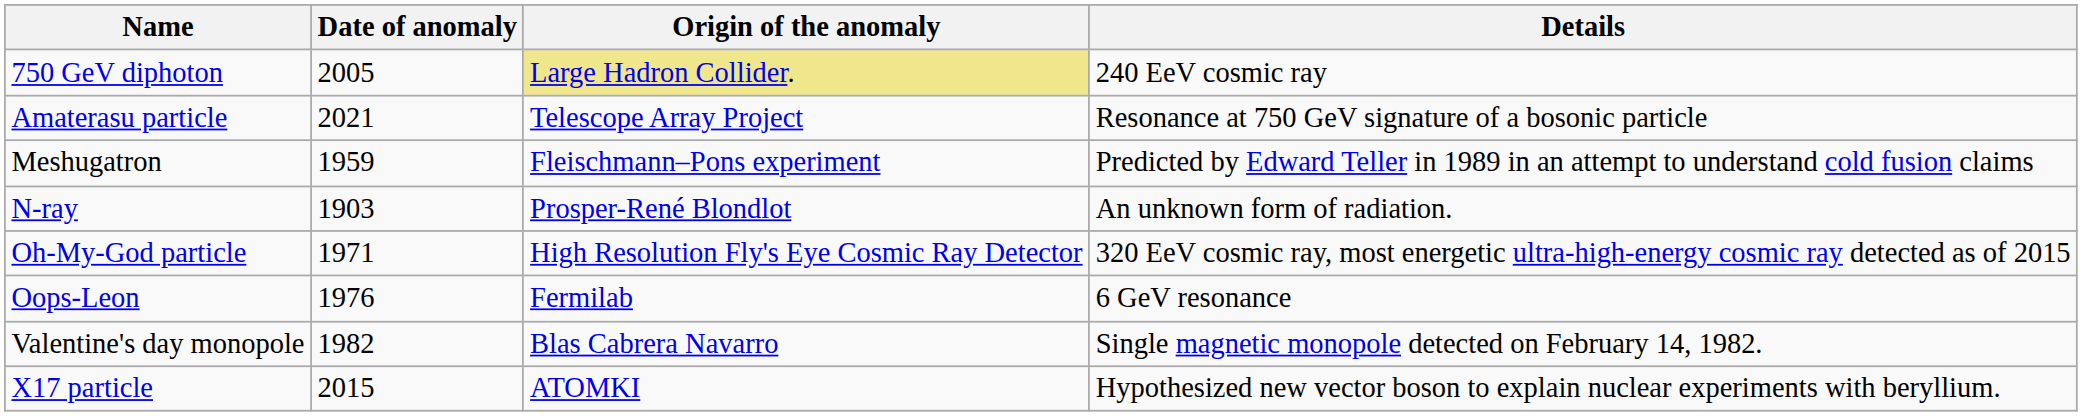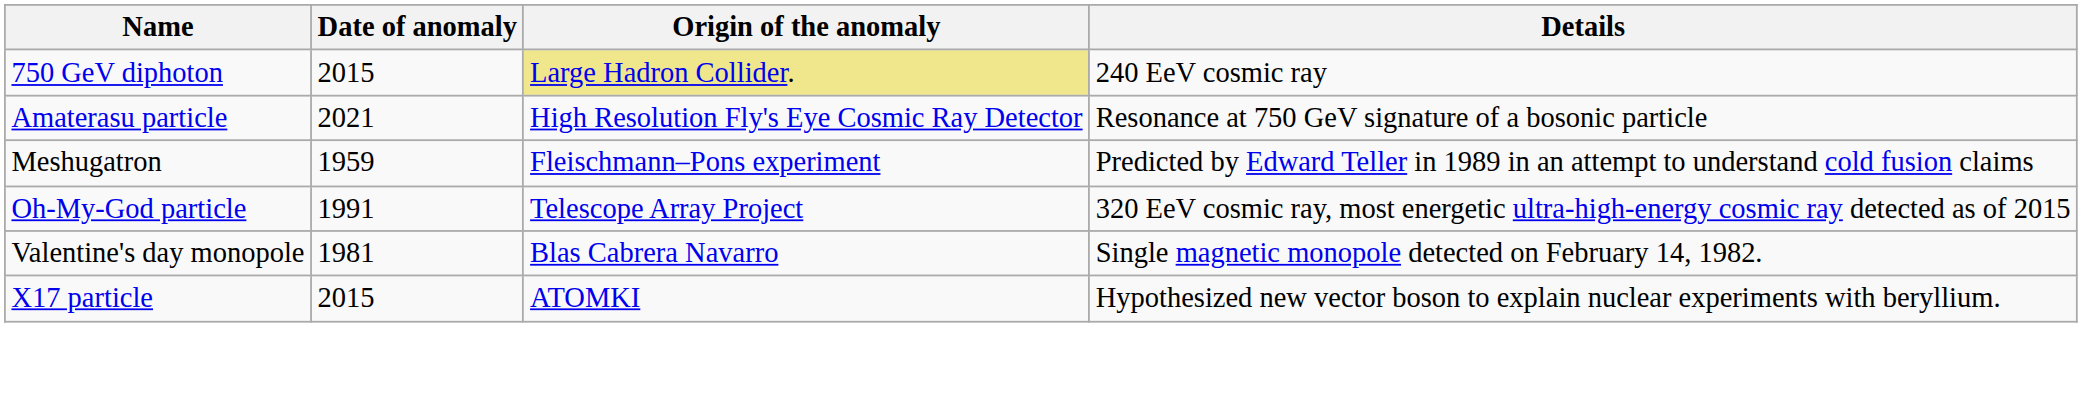(346, 72) 2005 -> (346, 72) 2015
(667, 117) Telescope Array Project -> (806, 117) High Resolution Fly's Eye Cosmic Ray Detector
- row: (45, 207)
(346, 252) 1971 -> (346, 207) 1991
(806, 252) High Resolution Fly's Eye Cosmic Ray Detector -> (667, 207) Telescope Array Project
- row: (76, 298)
(346, 343) 1982 -> (346, 252) 1981
